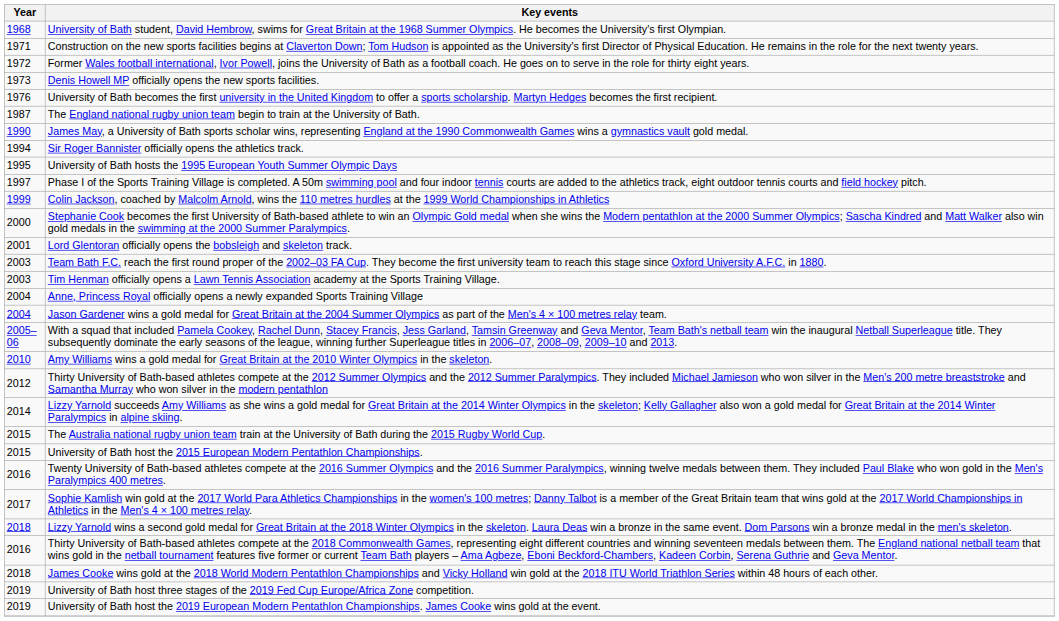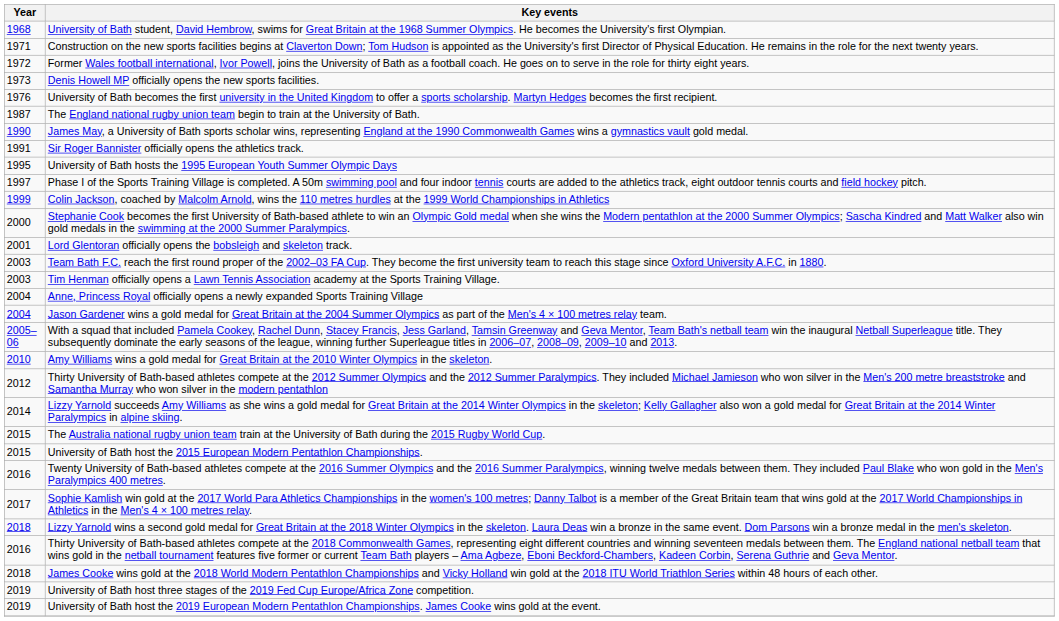(19, 149) 1994 -> (19, 149) 1991
